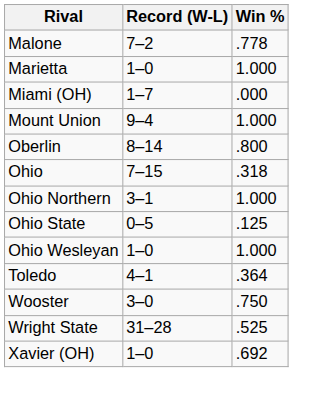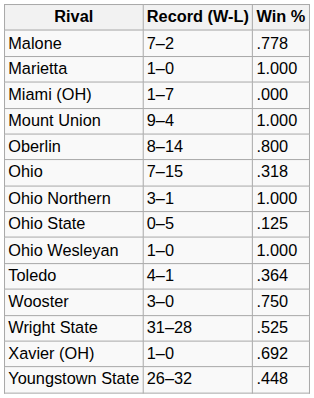+ row: (74, 379)
